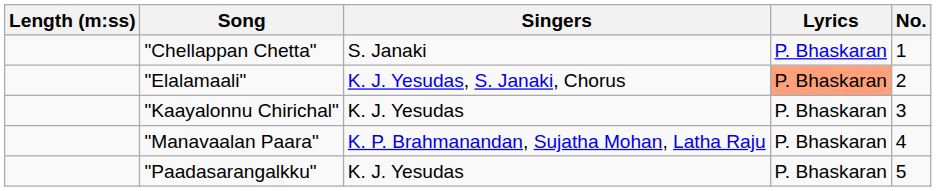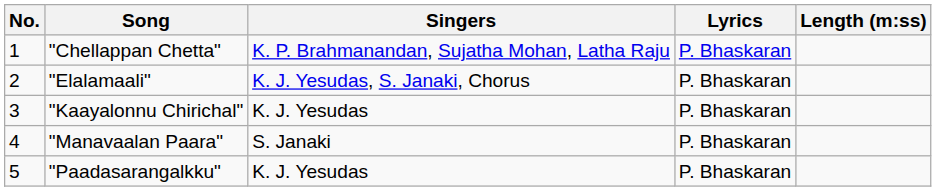columns swapped: (911, 20) <-> (72, 20)
(387, 50) S. Janaki -> (461, 50) K. P. Brahmanandan, Sujatha Mohan, Latha Raju
(831, 81) lightsalmon background -> (735, 81) no background
(557, 141) K. P. Brahmanandan, Sujatha Mohan, Latha Raju -> (292, 141) S. Janaki
